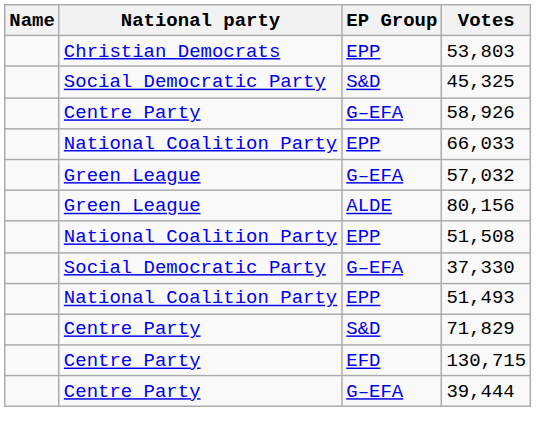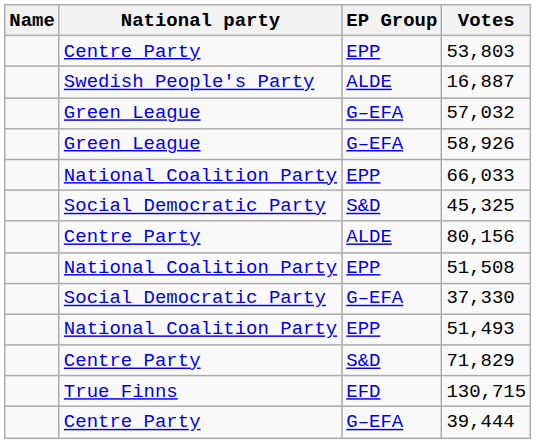(172, 51) Christian Democrats -> (132, 51) Centre Party
+ row: (481, 82)
rows swapped: (481, 175) <-> (481, 82)
(132, 113) Centre Party -> (132, 144) Green League
(132, 206) Green League -> (132, 237) Centre Party
(132, 360) Centre Party -> (121, 391) True Finns
